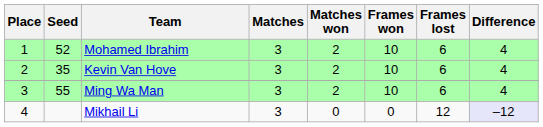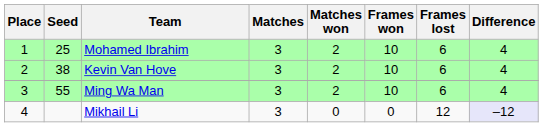(63, 49) 52 -> (63, 49) 25
(63, 70) 35 -> (63, 70) 38
